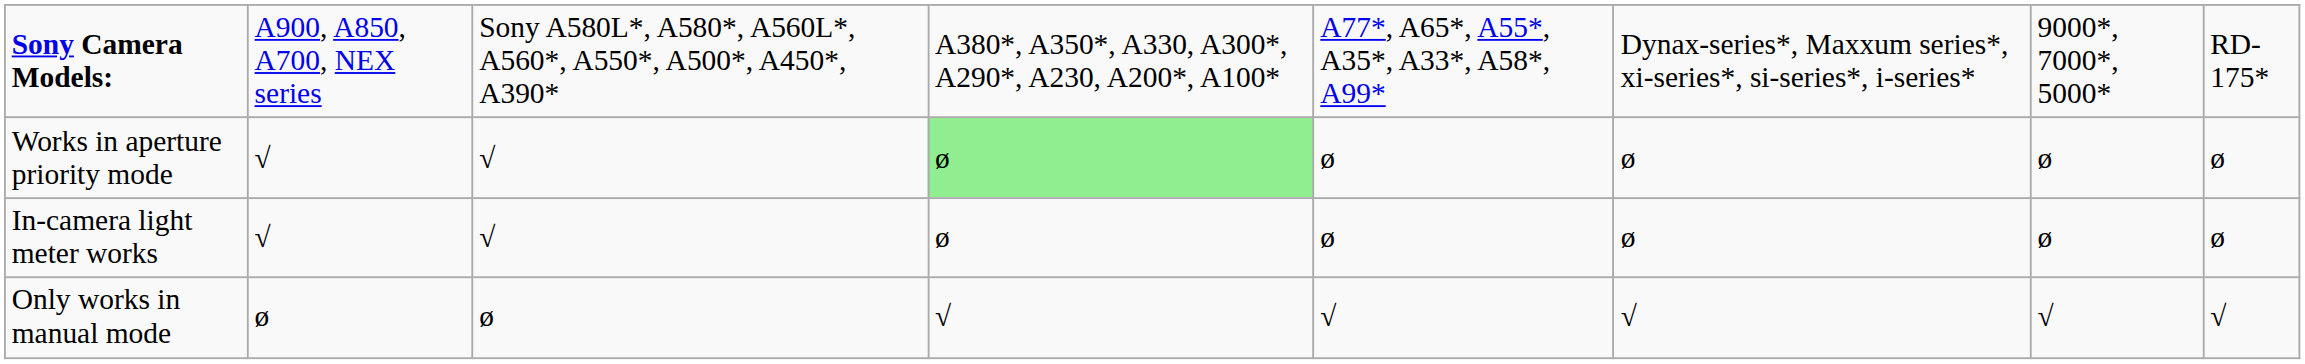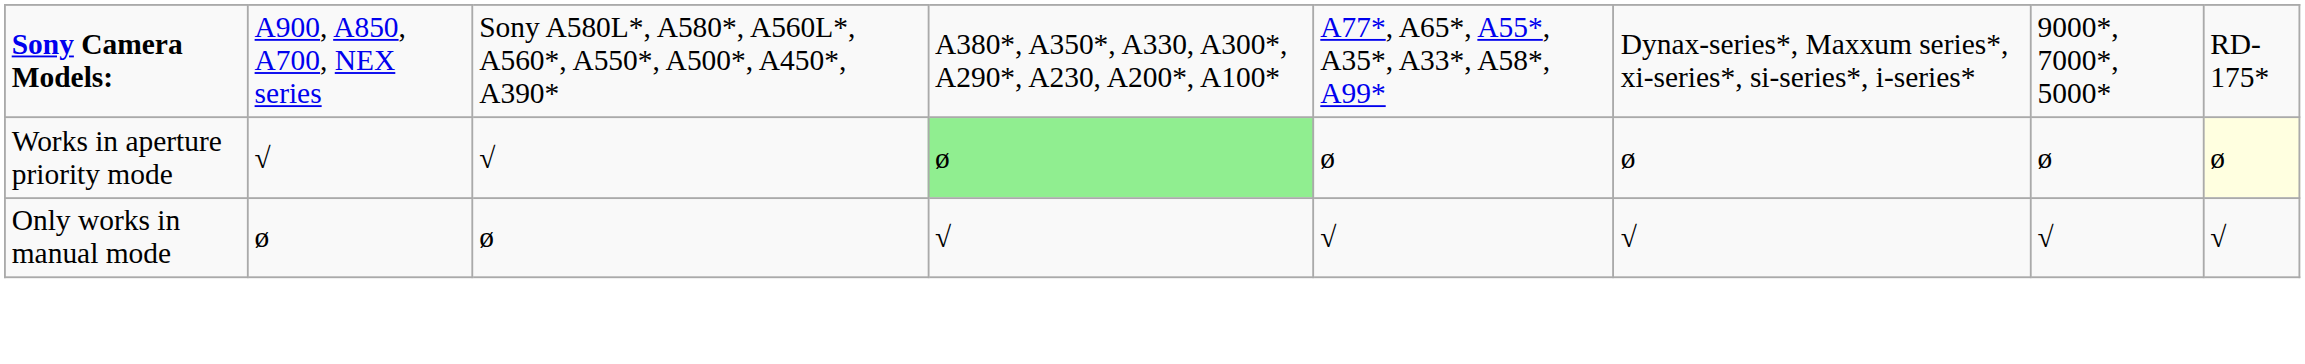(2218, 157) no background -> (2218, 157) lightyellow background
- row: (102, 237)
